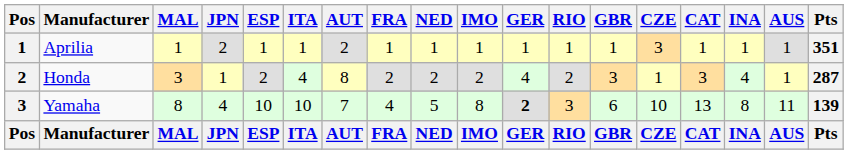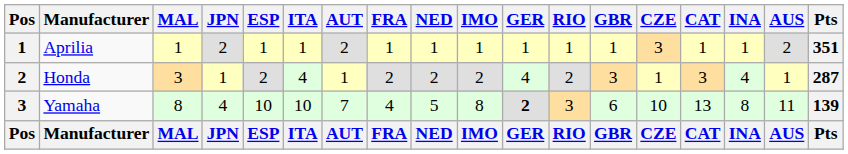(787, 47) 1 -> (787, 47) 2
(344, 76) 8 -> (344, 76) 1
